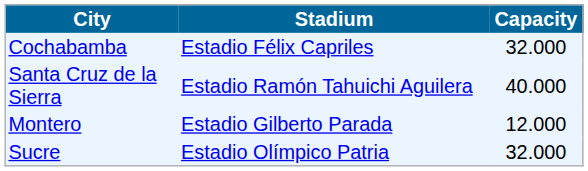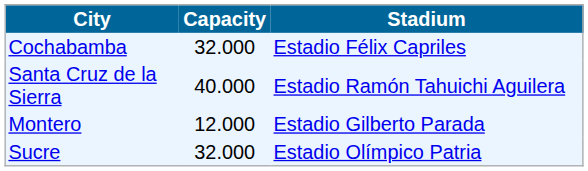columns swapped: (334, 19) <-> (536, 19)
